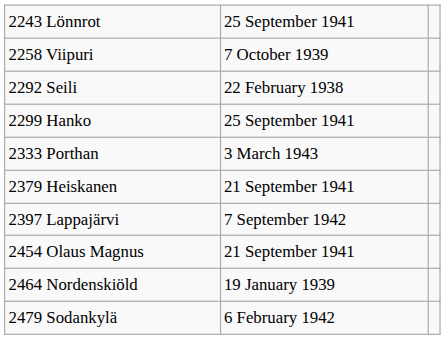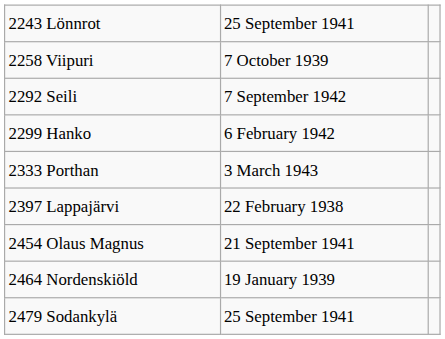(284, 87) 22 February 1938 -> (285, 96) 7 September 1942
(289, 120) 25 September 1941 -> (279, 133) 6 February 1942
- row: (63, 186)
(285, 219) 7 September 1942 -> (284, 206) 22 February 1938
(279, 317) 6 February 1942 -> (289, 316) 25 September 1941
